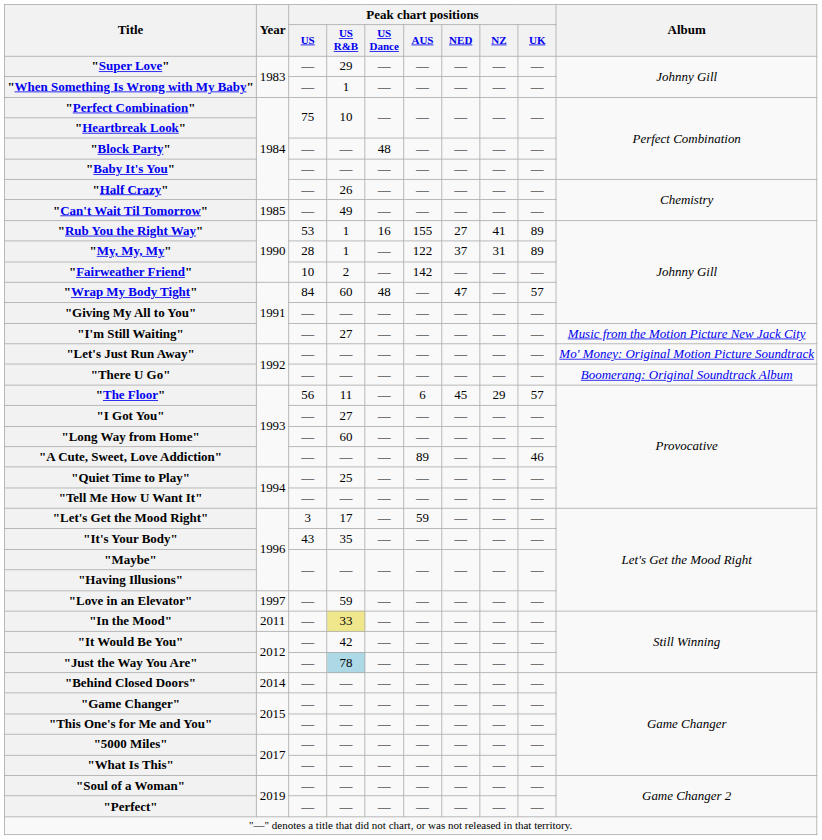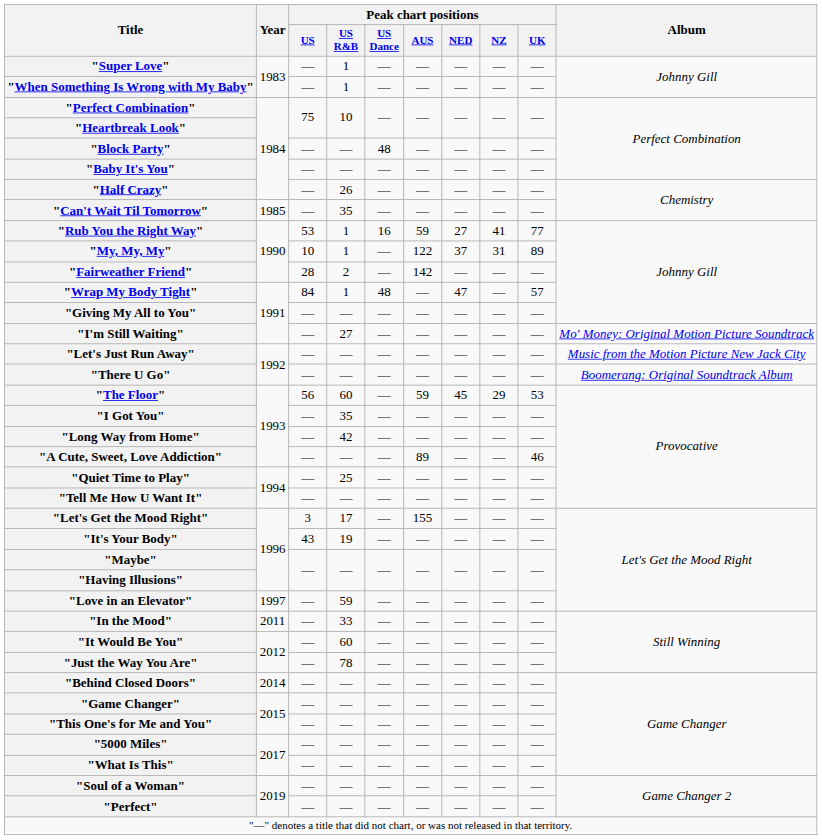(346, 66) 29 -> (346, 66) 1
(346, 210) 49 -> (346, 210) 35
(422, 230) 155 -> (422, 230) 59
(537, 230) 89 -> (537, 230) 77
(308, 251) 28 -> (308, 251) 10
(308, 272) 10 -> (308, 272) 28
(346, 292) 60 -> (346, 292) 1
(687, 333) Music from the Motion Picture New Jack City -> (687, 333) Mo' Money: Original Motion Picture Soundtrack
(687, 354) Mo' Money: Original Motion Picture Soundtrack -> (687, 354) Music from the Motion Picture New Jack City
(346, 395) 11 -> (346, 395) 60
(422, 395) 6 -> (422, 395) 59
(537, 395) 57 -> (537, 395) 53
(346, 415) 27 -> (346, 415) 35
(346, 436) 60 -> (346, 436) 42
(422, 518) 59 -> (422, 518) 155
(346, 539) 35 -> (346, 539) 19
(346, 621) khaki background -> (346, 621) no background
(346, 641) 42 -> (346, 641) 60
(346, 662) lightblue background -> (346, 662) no background
